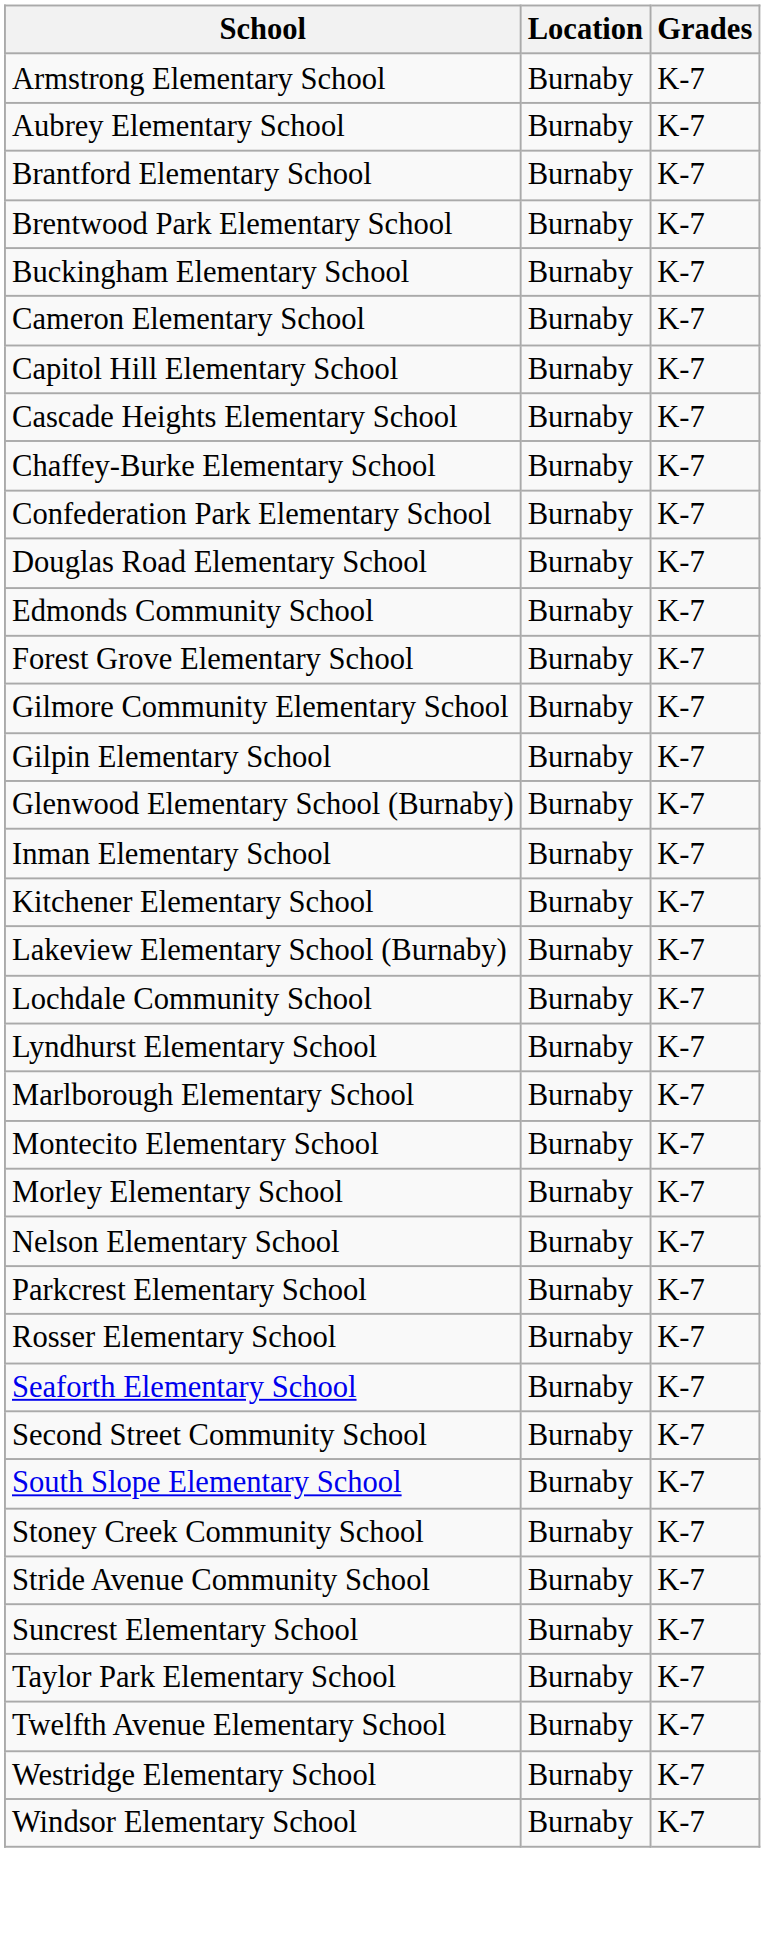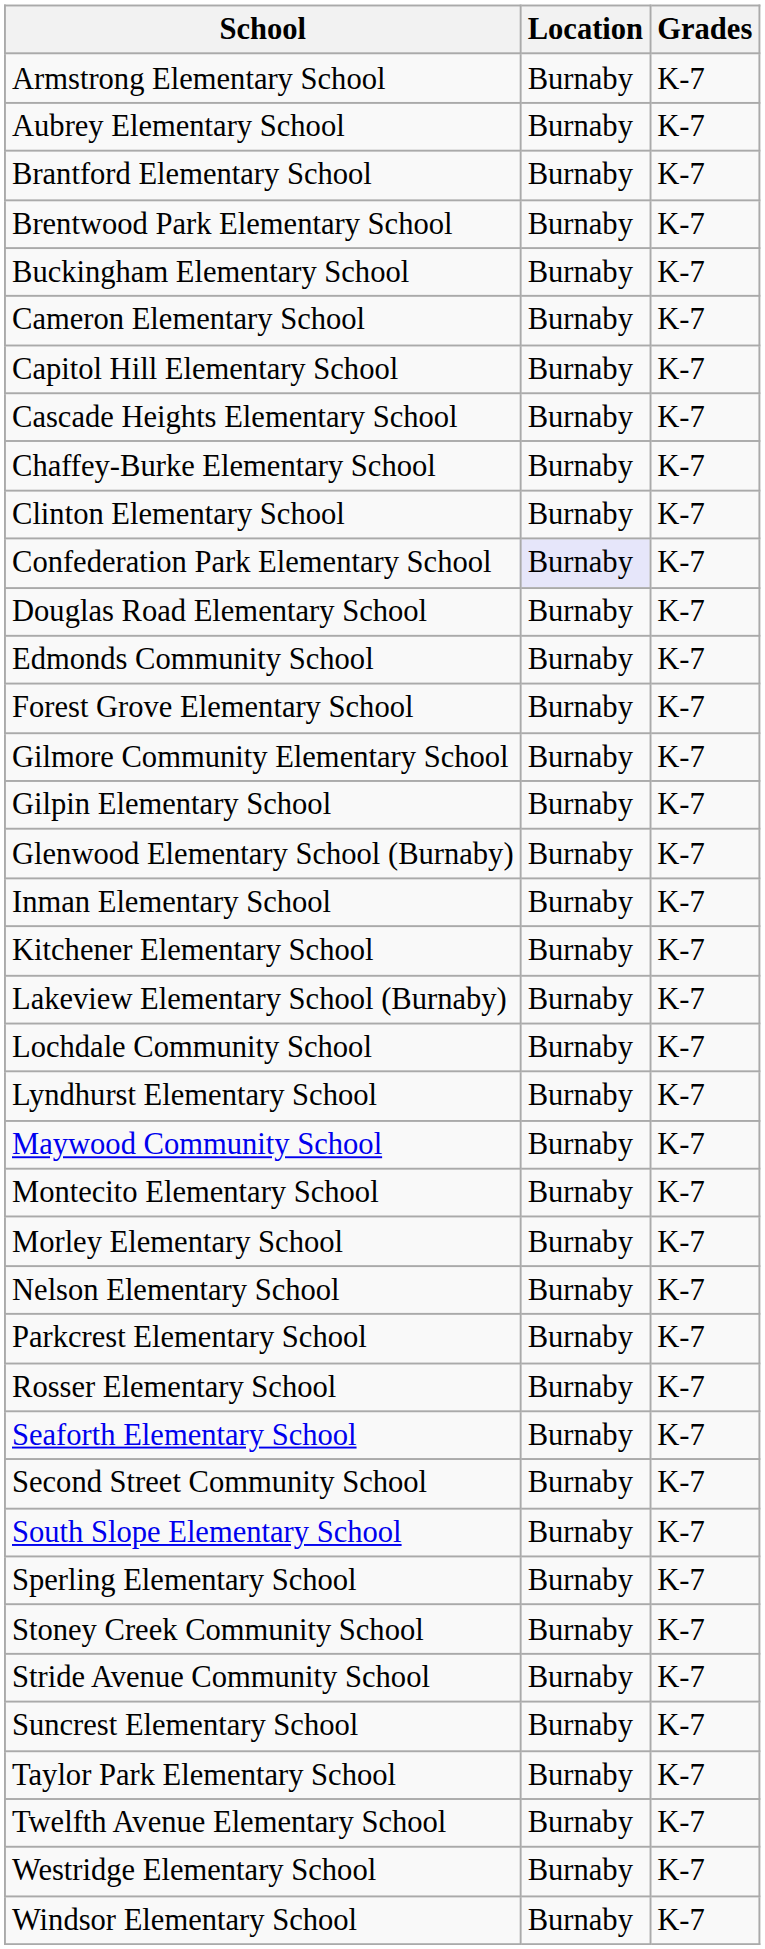+ row: (178, 513)
(580, 513) no background -> (580, 562) lavender background
- row: (213, 1095)
+ row: (197, 1144)
+ row: (184, 1580)
